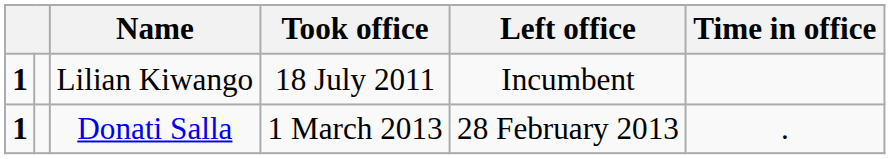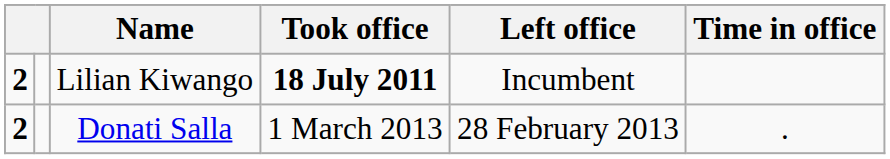(20, 78) 1 -> (20, 78) 2
(355, 78) normal -> (355, 78) bold
(20, 128) 1 -> (20, 128) 2
